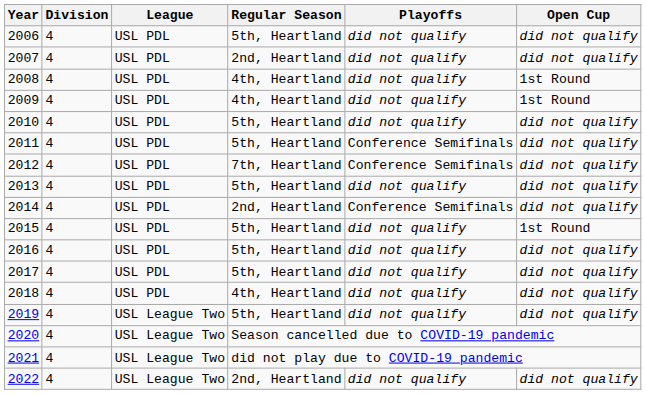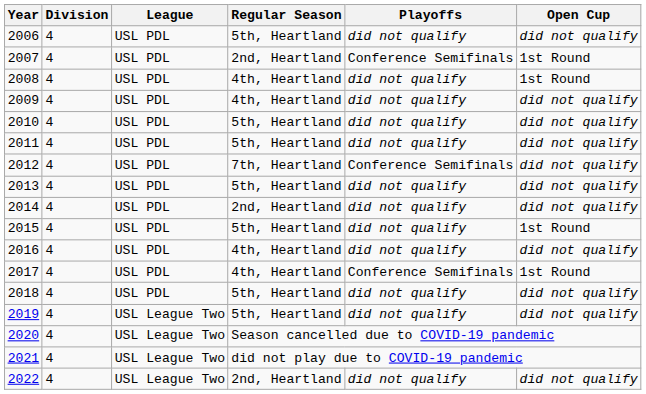(407, 58) did not qualify -> (431, 58) Conference Semifinals
(579, 58) did not qualify -> (555, 58) 1st Round
(555, 101) 1st Round -> (579, 101) did not qualify
(431, 144) Conference Semifinals -> (407, 144) did not qualify
(431, 208) Conference Semifinals -> (407, 208) did not qualify
(286, 251) 5th, Heartland -> (286, 251) 4th, Heartland
(286, 272) 5th, Heartland -> (286, 272) 4th, Heartland
(407, 272) did not qualify -> (431, 272) Conference Semifinals
(579, 272) did not qualify -> (555, 272) 1st Round
(286, 293) 4th, Heartland -> (286, 293) 5th, Heartland
